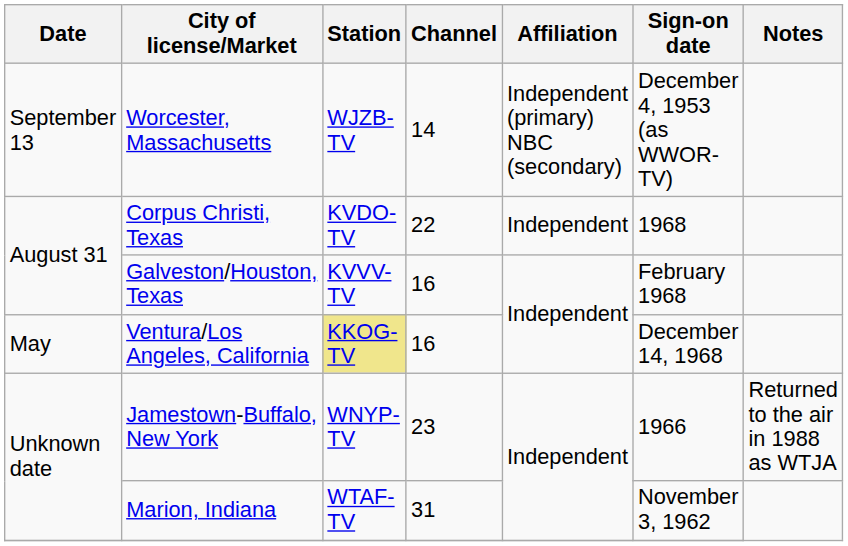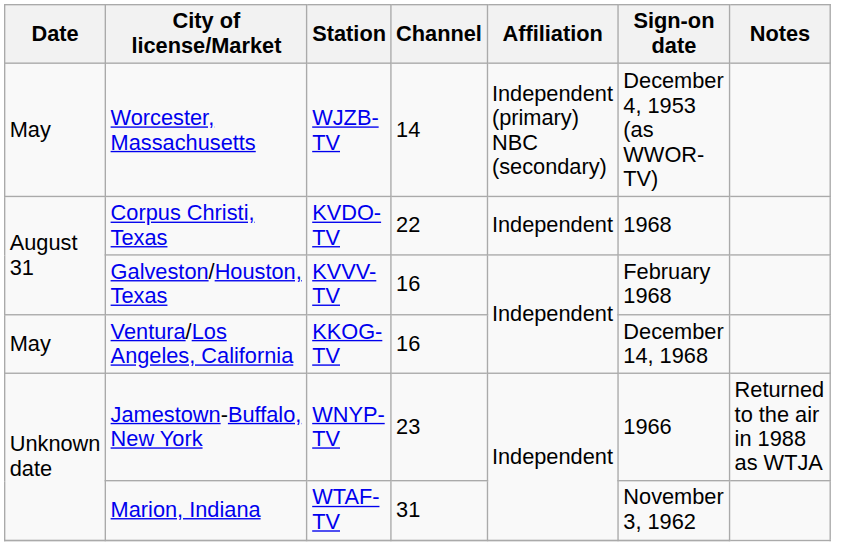(63, 129) September 13 -> (30, 129) May
(362, 343) khaki background -> (347, 343) no background
